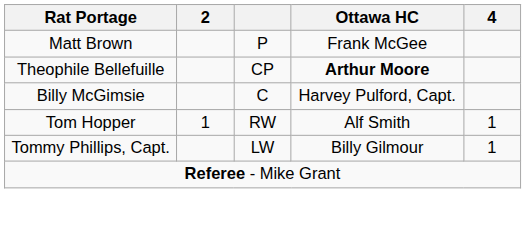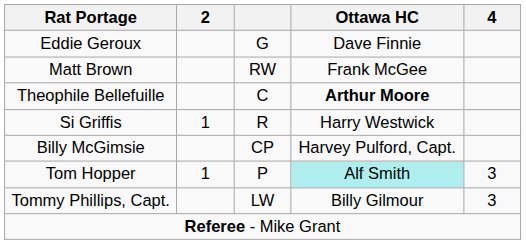+ row: (91, 43)
(262, 43) P -> (262, 69) RW
(262, 69) CP -> (262, 95) C
+ row: (91, 122)
(262, 95) C -> (262, 148) CP
(262, 122) RW -> (262, 174) P
(377, 122) no background -> (377, 174) paleturquoise background
(492, 122) 1 -> (492, 174) 3
(492, 148) 1 -> (492, 200) 3
